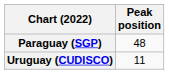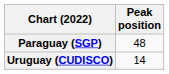(140, 60) 11 -> (140, 60) 14
